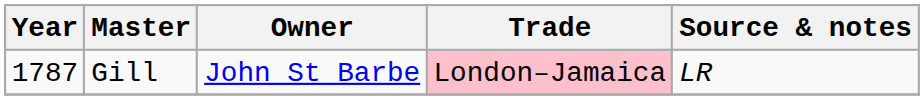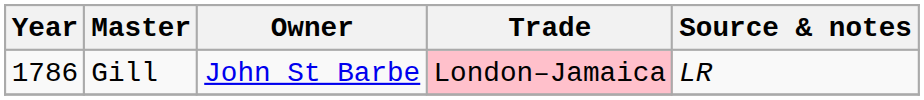(45, 73) 1787 -> (45, 73) 1786
